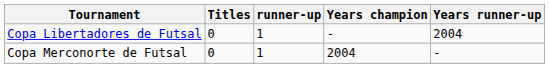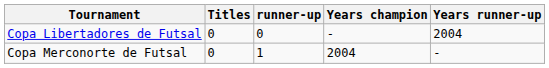(260, 34) 1 -> (260, 34) 0
